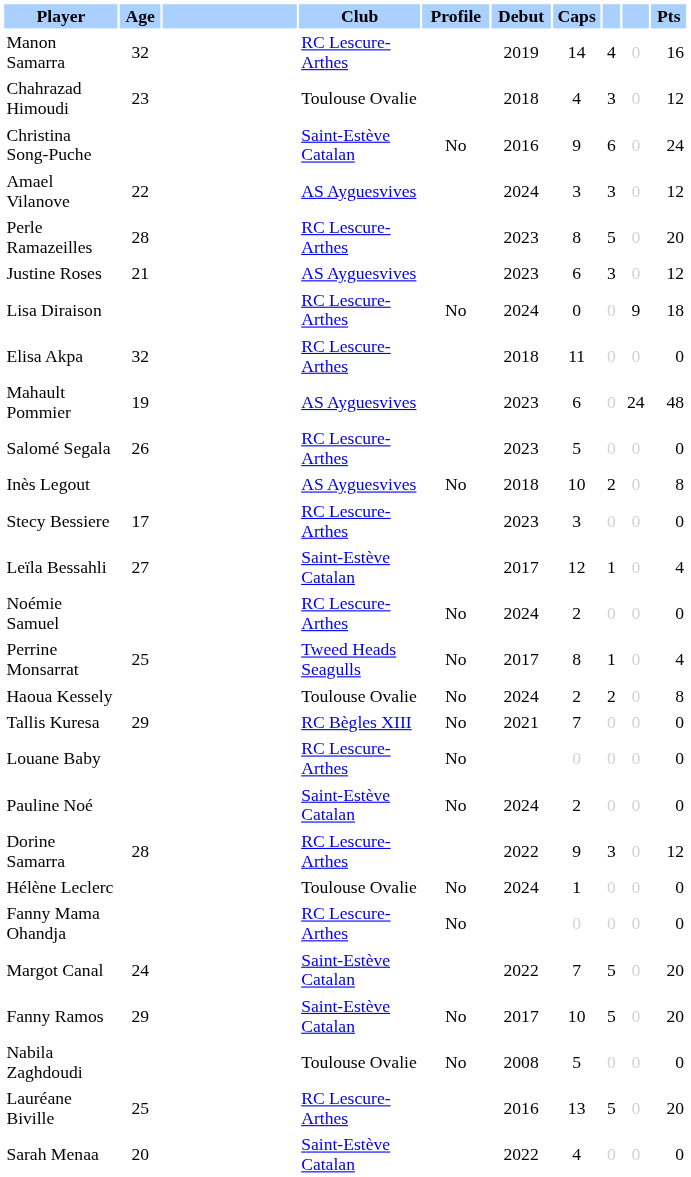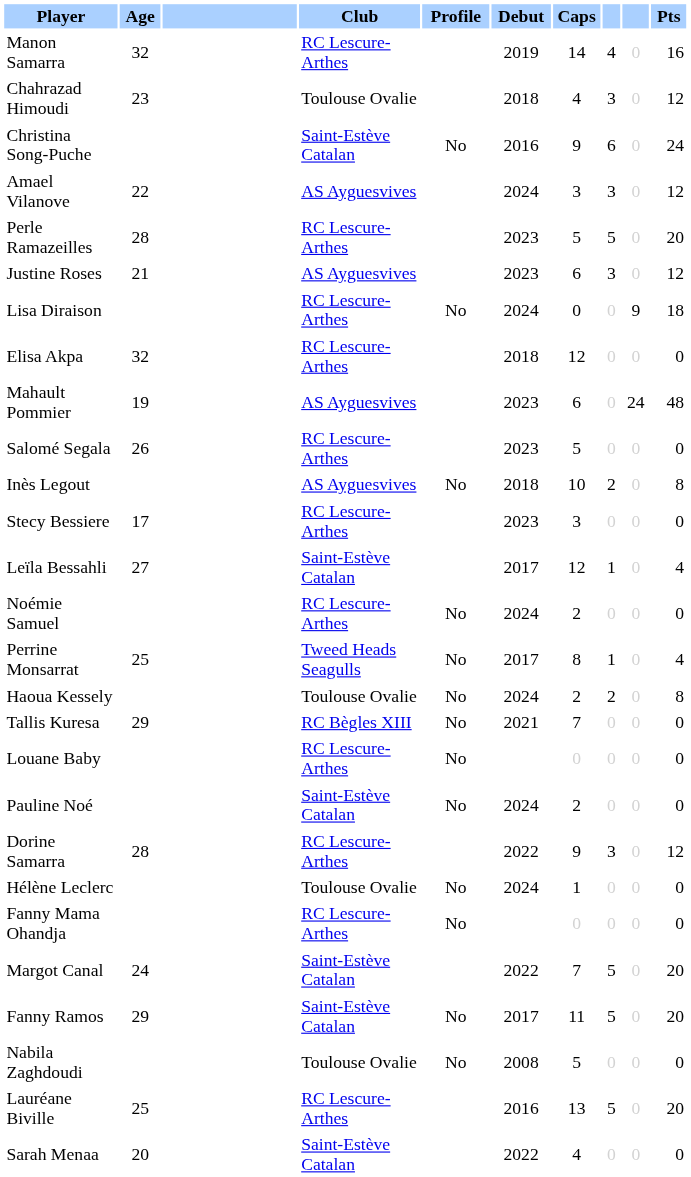(577, 237) 8 -> (577, 237) 5
(577, 356) 11 -> (577, 356) 12
(577, 1016) 10 -> (577, 1016) 11
